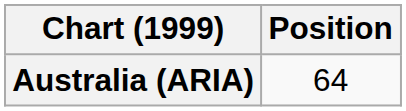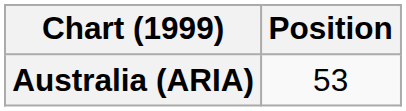(331, 79) 64 -> (331, 79) 53
